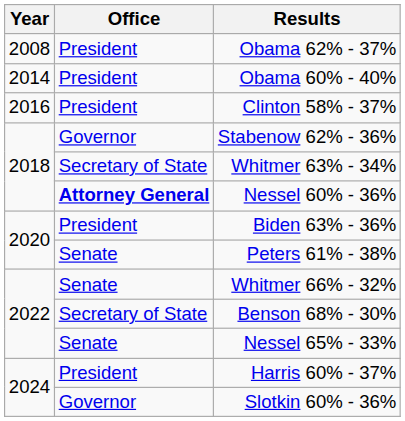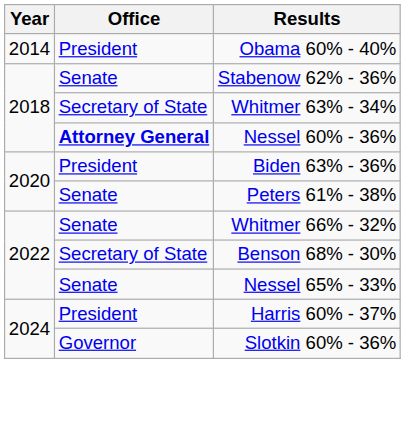- row: (318, 48)
- row: (319, 107)
(97, 136) Governor -> (88, 78) Senate
